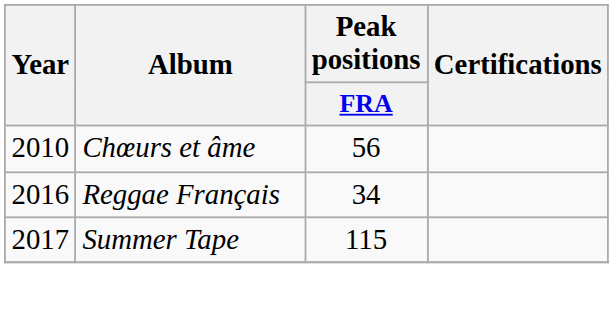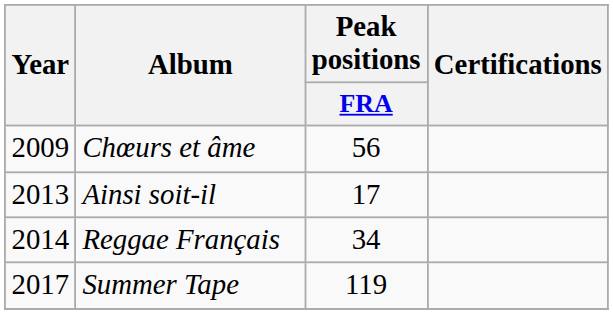(40, 148) 2010 -> (40, 148) 2009
+ row: (149, 193)
(40, 193) 2016 -> (40, 239) 2014
(366, 239) 115 -> (366, 285) 119
